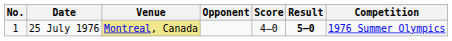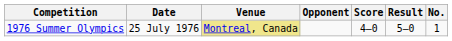columns swapped: (16, 12) <-> (387, 12)
(306, 28) bold -> (406, 28) normal
